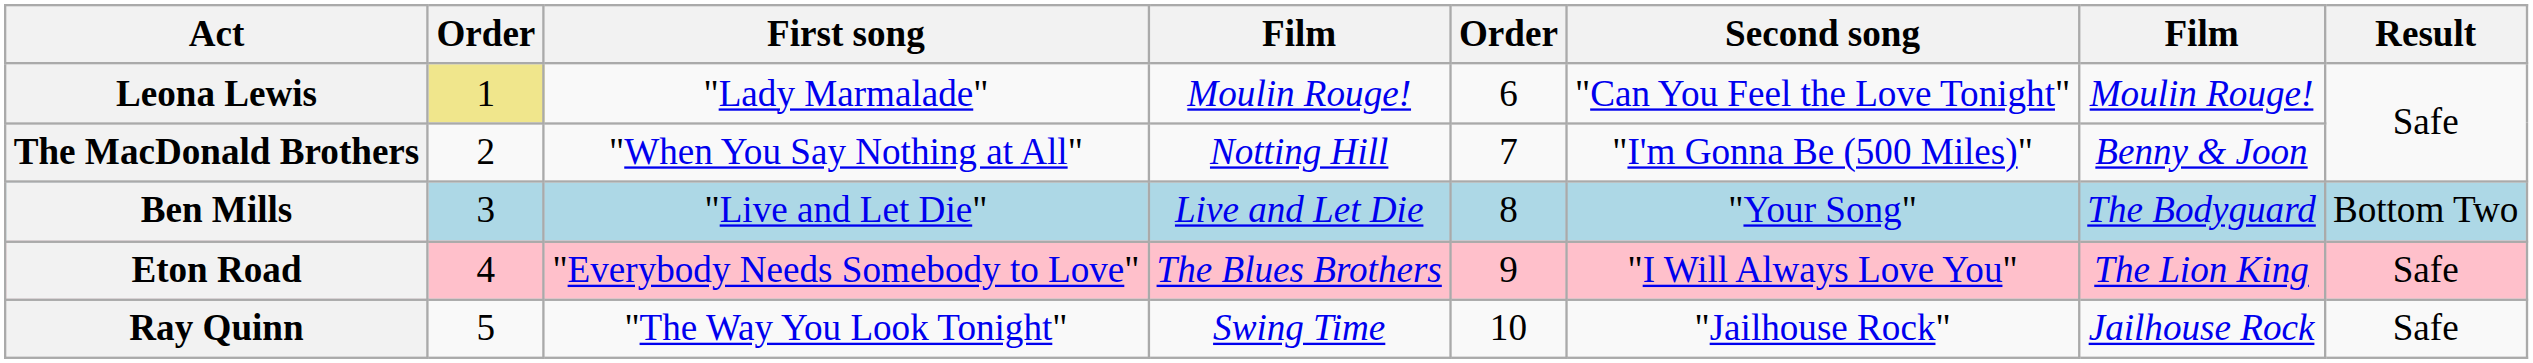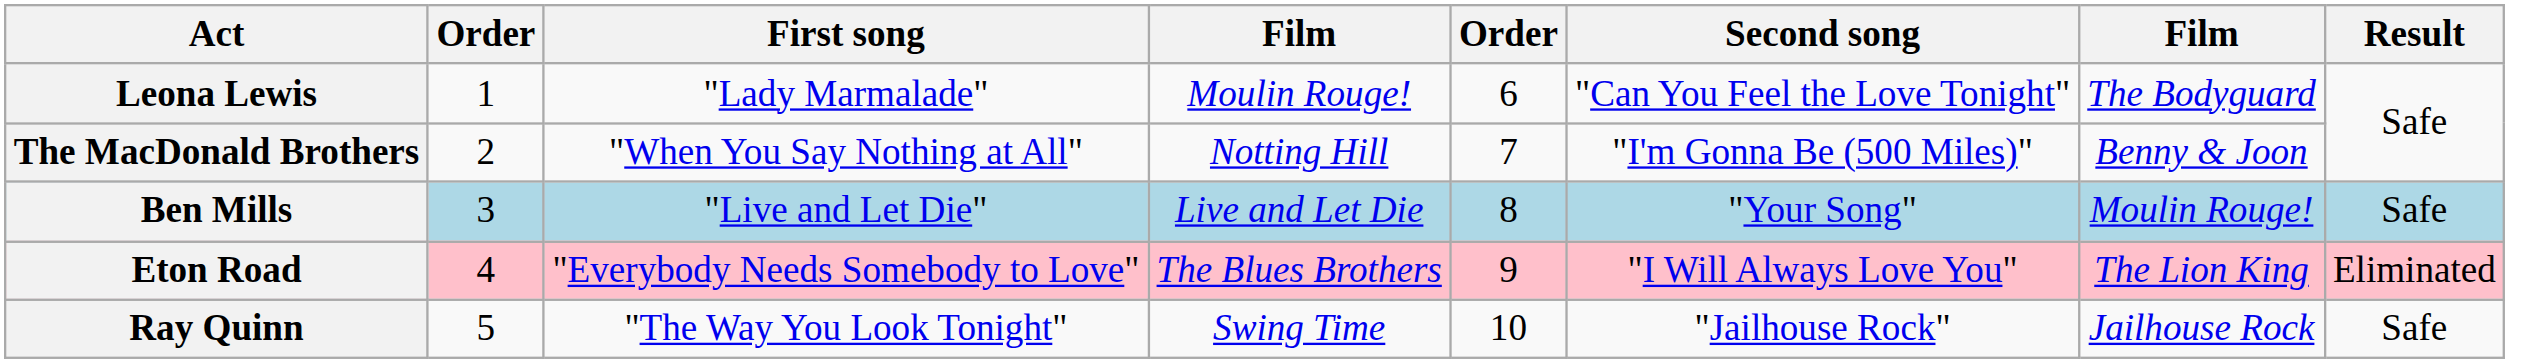(486, 92) khaki background -> (486, 92) no background
(2202, 92) Moulin Rouge! -> (2202, 92) The Bodyguard
(2202, 210) The Bodyguard -> (2202, 210) Moulin Rouge!
(2426, 210) Bottom Two -> (2414, 210) Safe
(2426, 269) Safe -> (2414, 269) Eliminated
